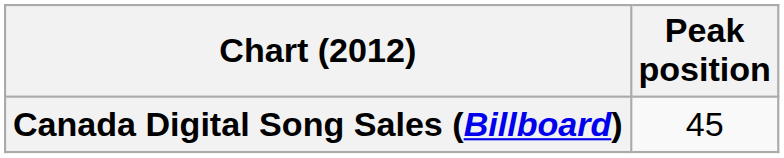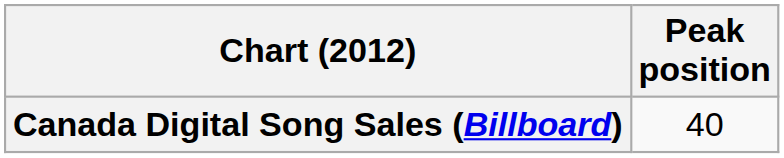(705, 123) 45 -> (705, 123) 40
